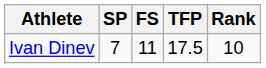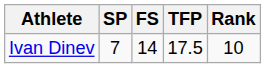(147, 48) 11 -> (147, 48) 14
